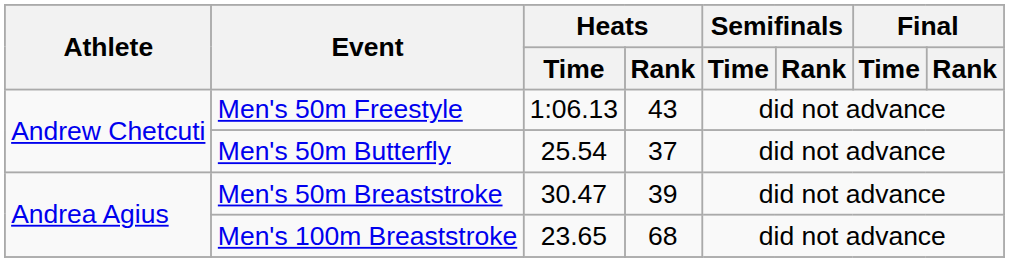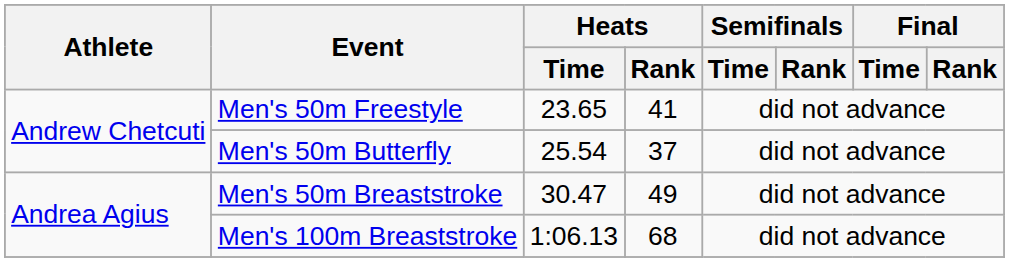(574, 110) 1:06.13 -> (574, 110) 23.65
(663, 110) 43 -> (663, 110) 41
(663, 194) 39 -> (663, 194) 49
(574, 236) 23.65 -> (574, 236) 1:06.13
